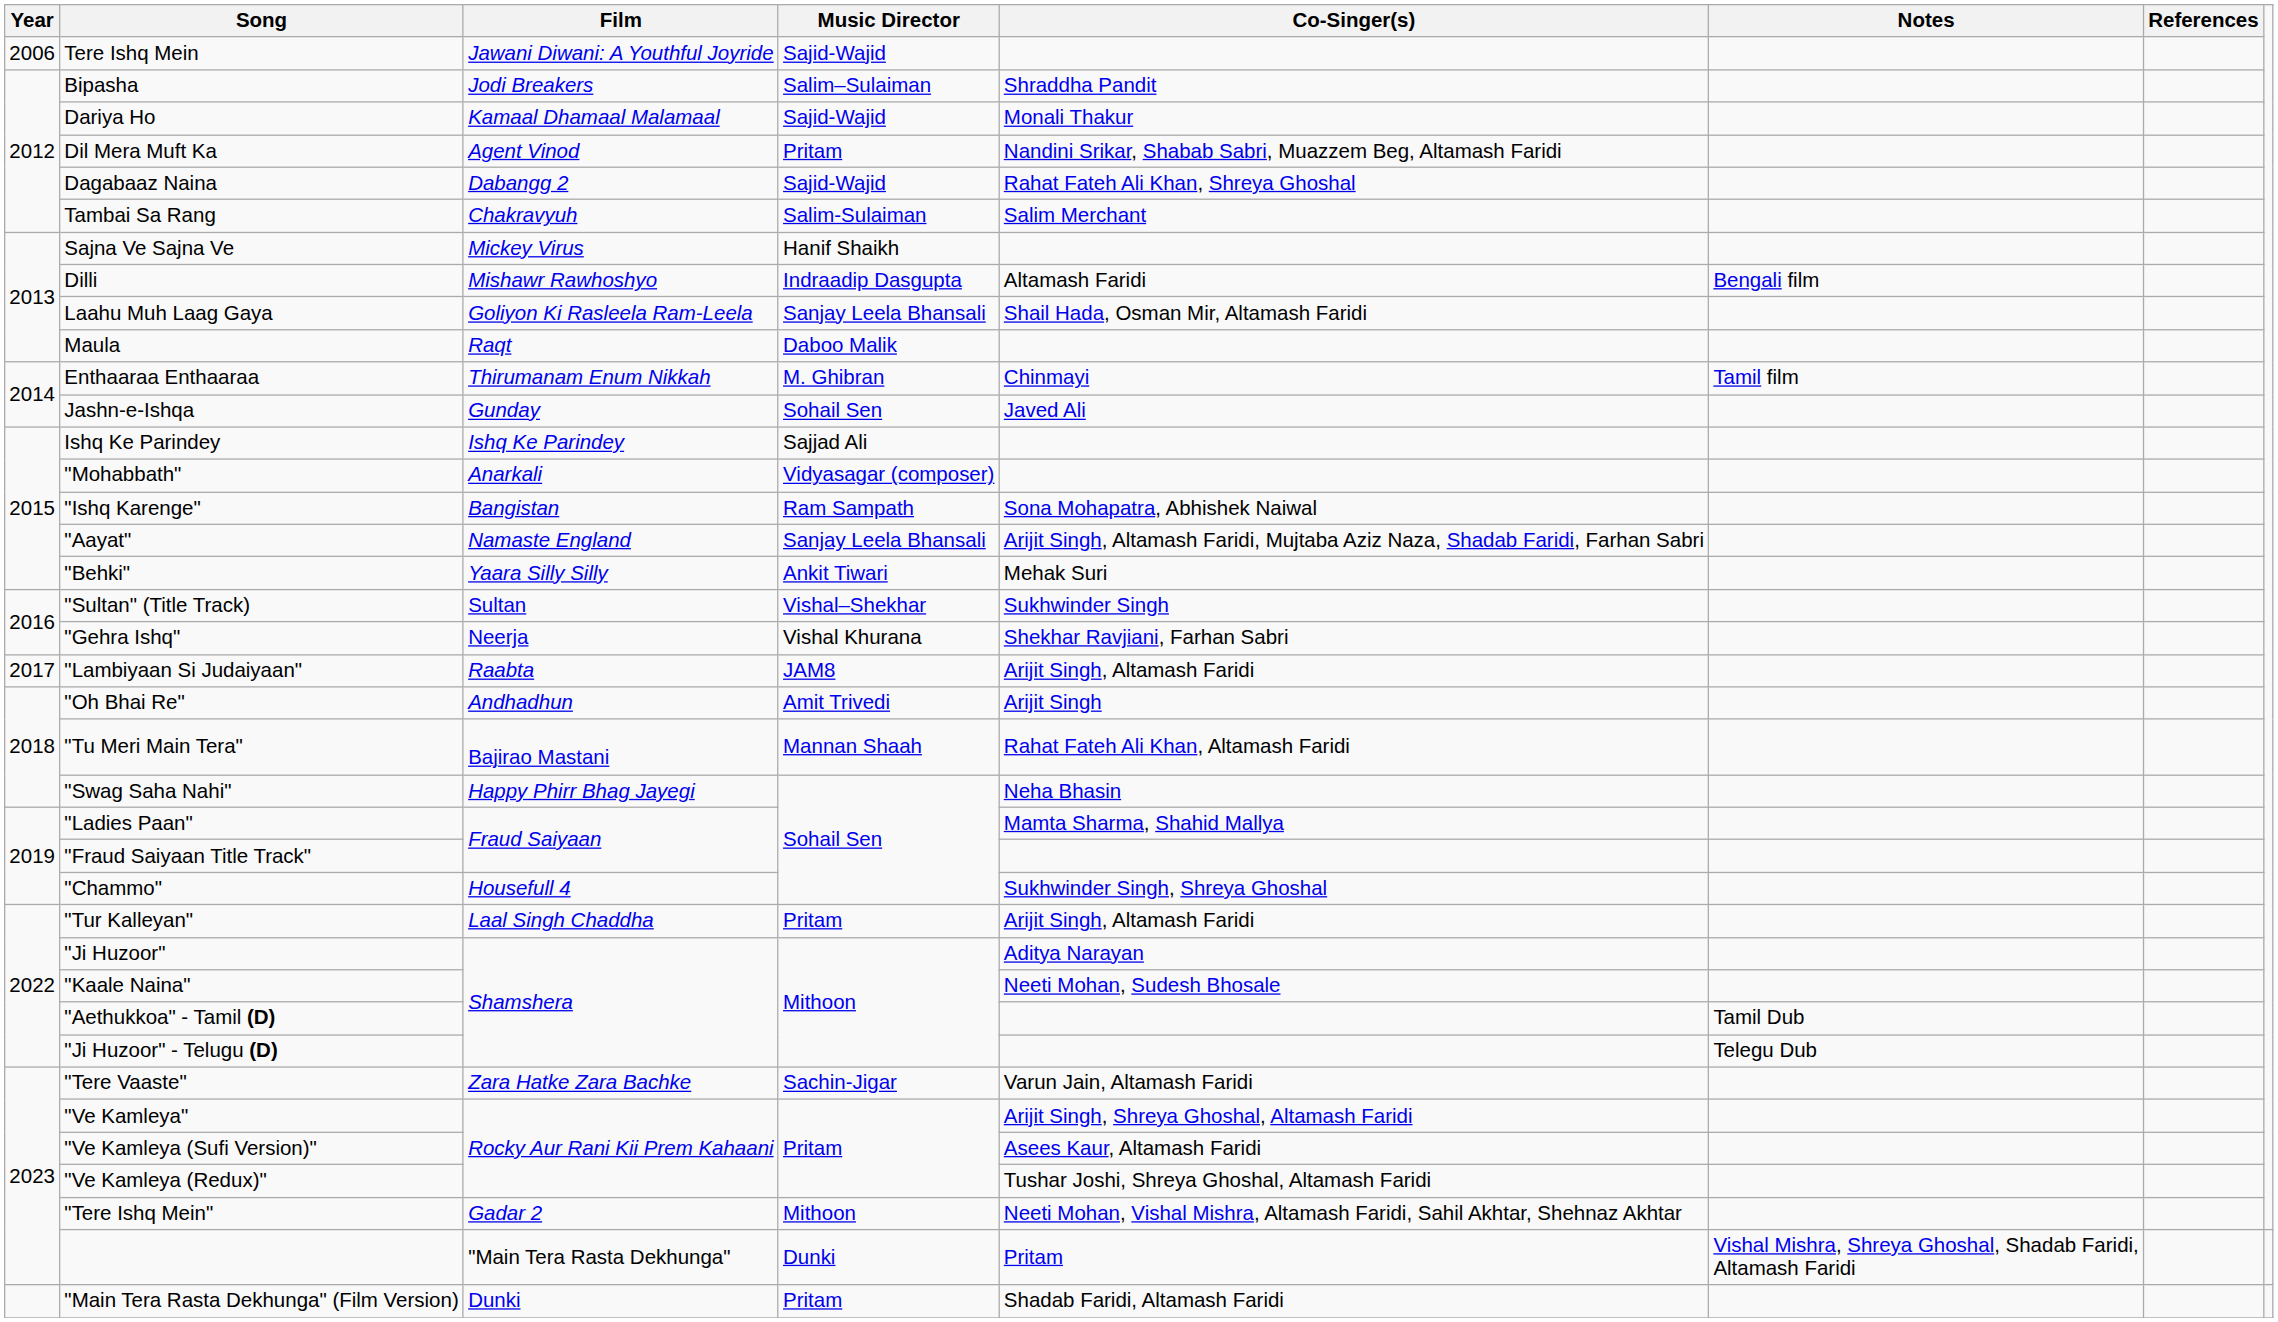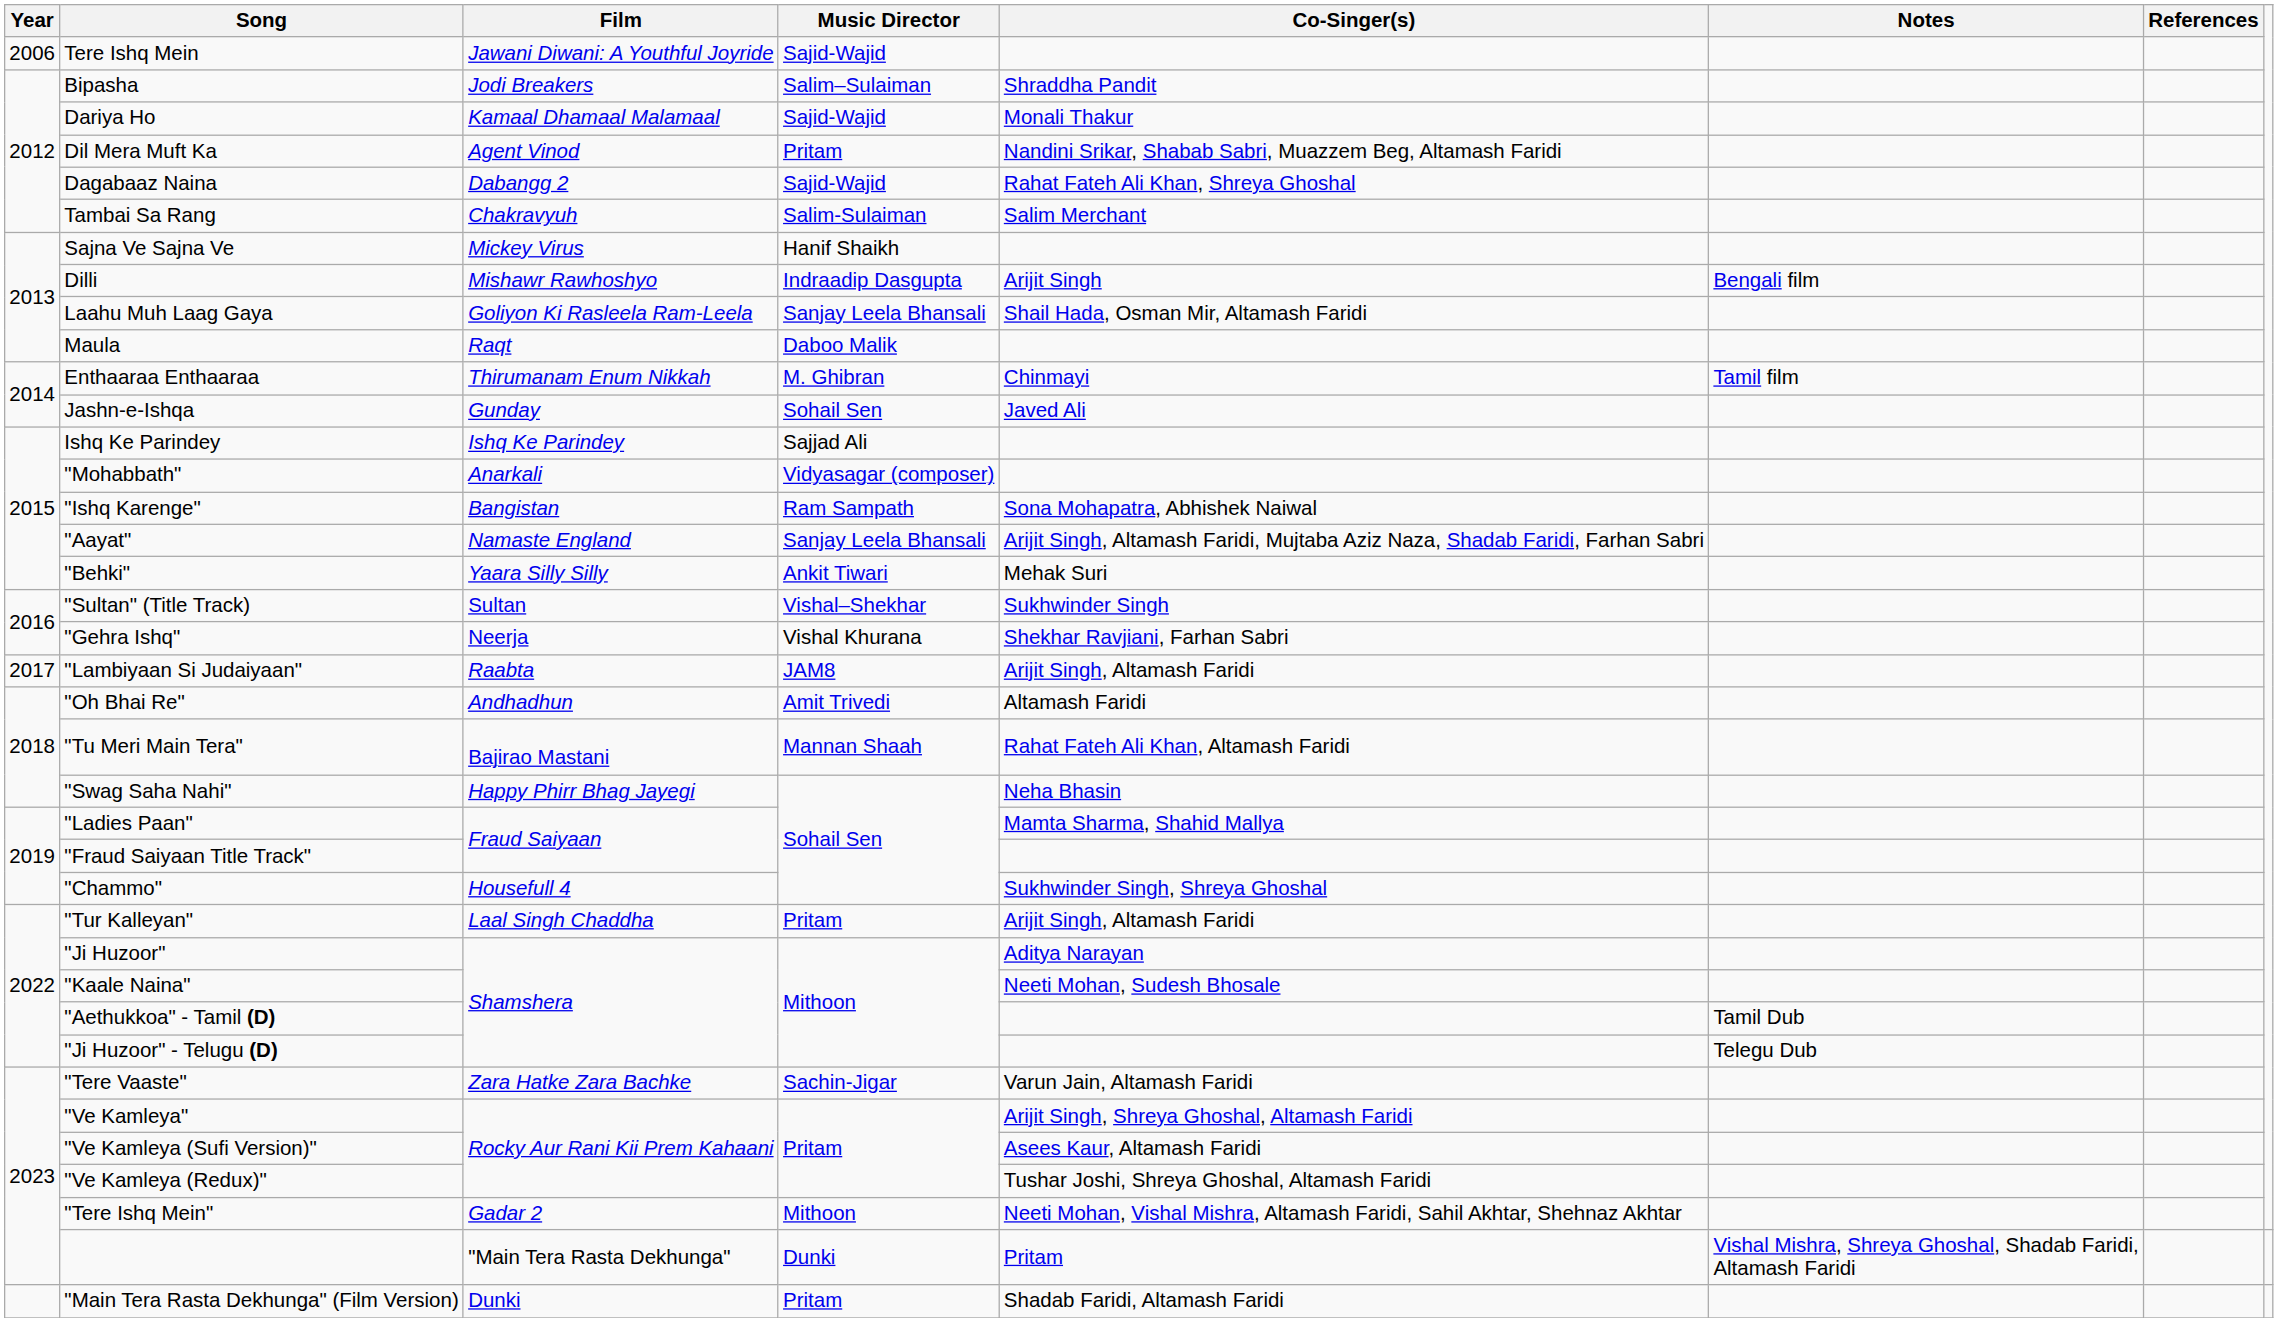(1075, 280) Altamash Faridi -> (1053, 280) Arijit Singh
(1053, 702) Arijit Singh -> (1075, 702) Altamash Faridi
